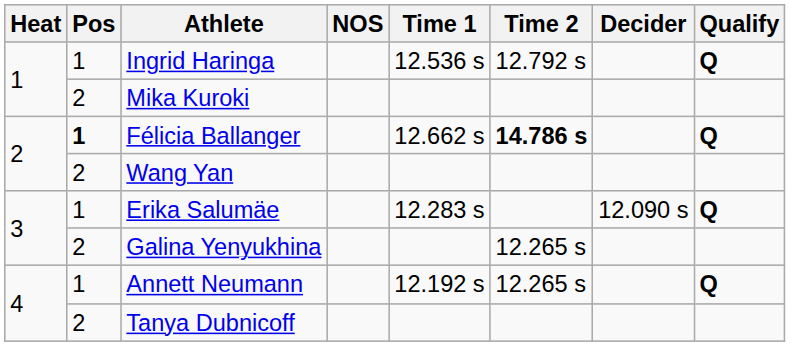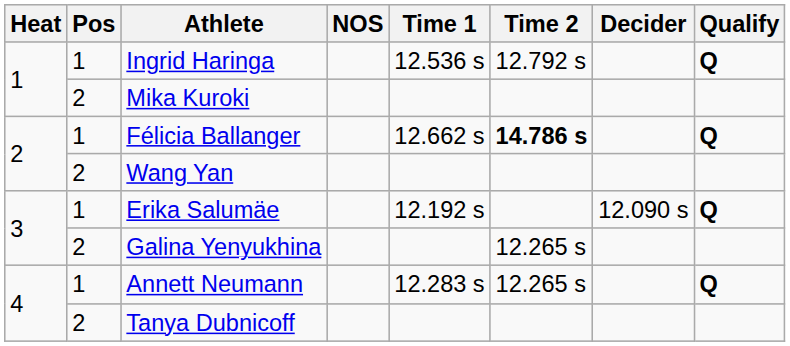(79, 136) bold -> (79, 136) normal
(439, 210) 12.283 s -> (439, 210) 12.192 s
(439, 285) 12.192 s -> (439, 285) 12.283 s
